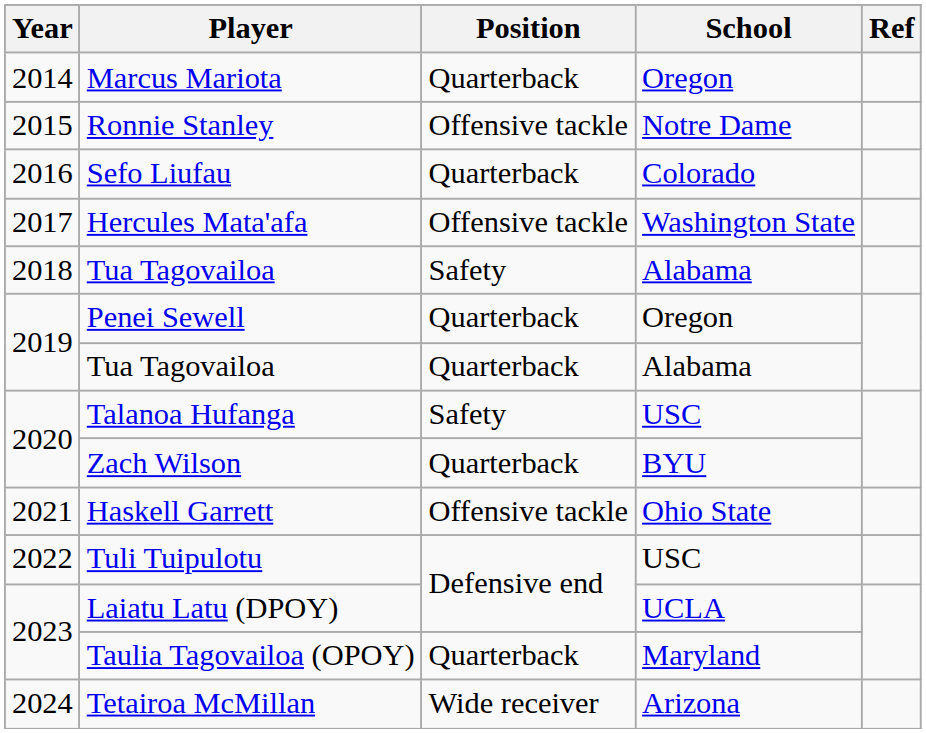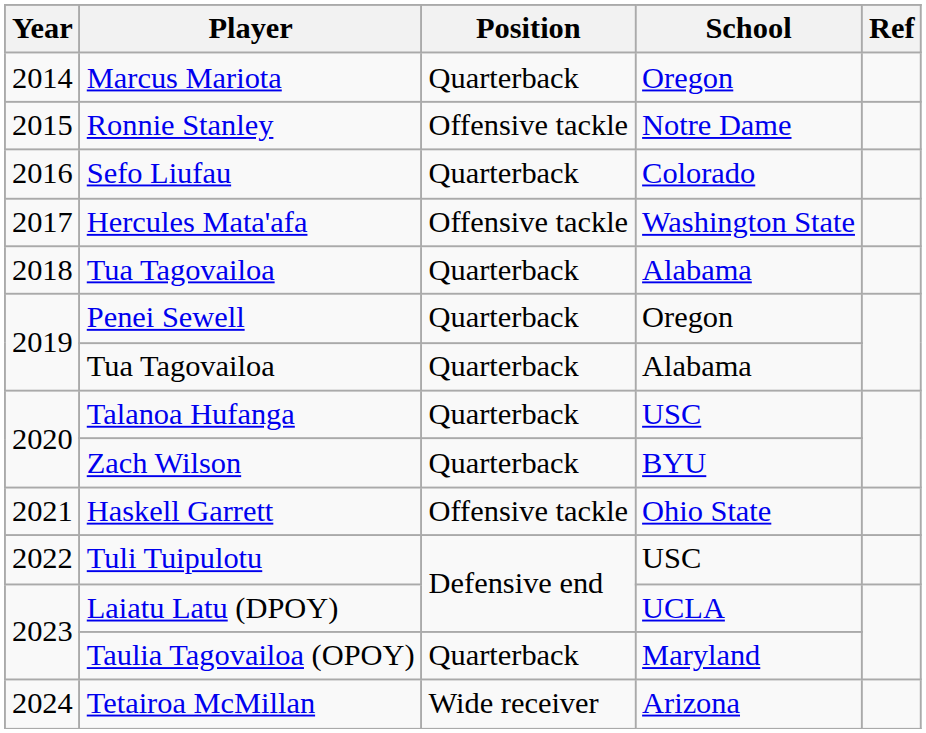(467, 269) Safety -> (504, 269) Quarterback
(467, 414) Safety -> (504, 414) Quarterback
